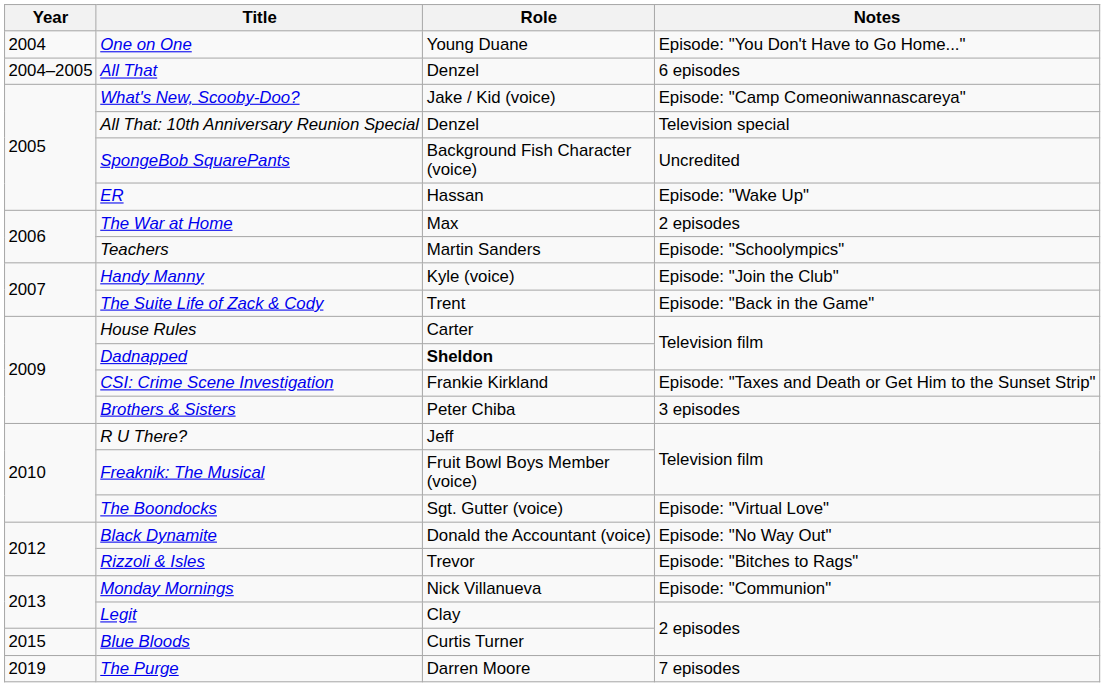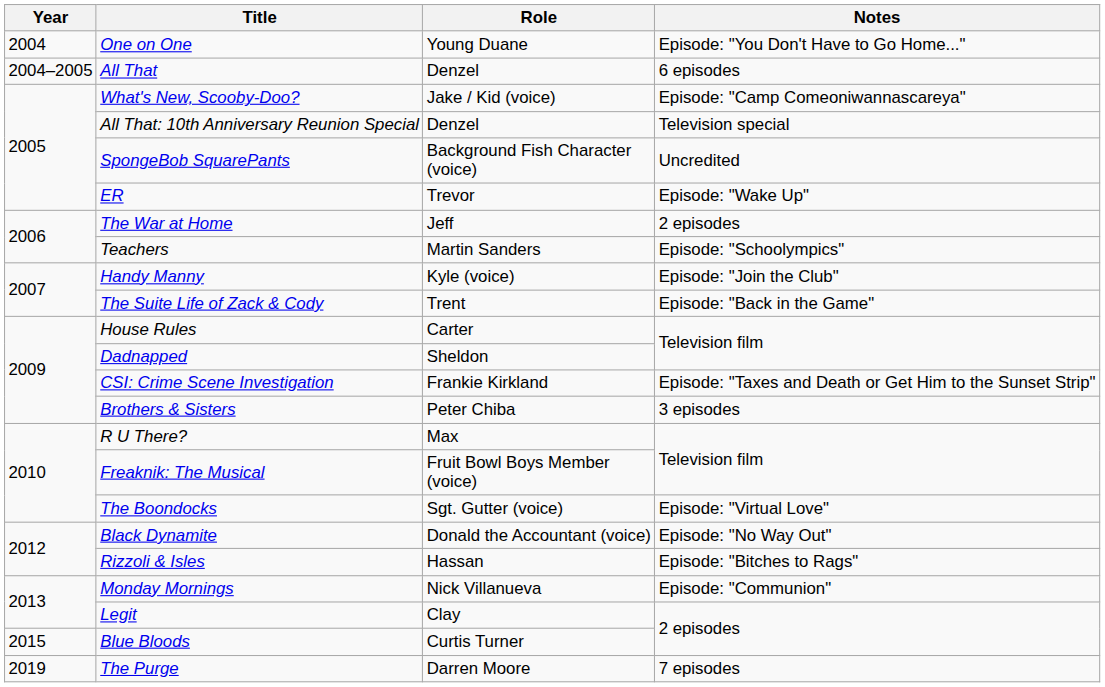(455, 196) Hassan -> (451, 196) Trevor
(443, 223) Max -> (440, 223) Jeff
(460, 356) bold -> (458, 356) normal
(440, 436) Jeff -> (443, 436) Max
(451, 561) Trevor -> (455, 561) Hassan
